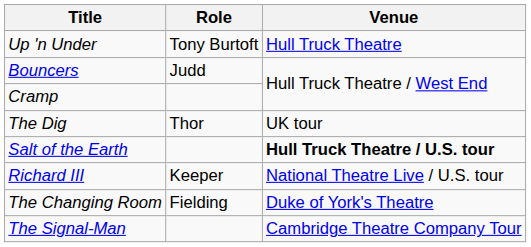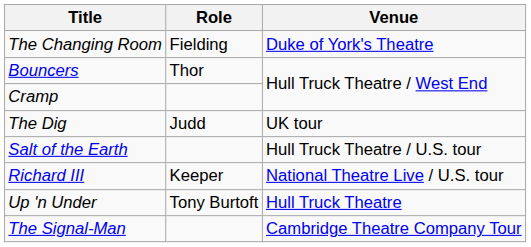rows swapped: (52, 44) <-> (85, 202)
(188, 70) Judd -> (187, 70) Thor
(187, 123) Thor -> (188, 123) Judd
(380, 149) bold -> (374, 149) normal
